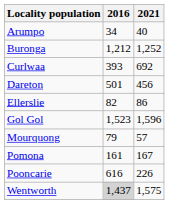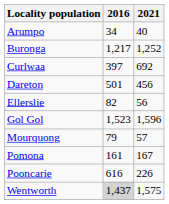(118, 48) 1,212 -> (118, 48) 1,217
(114, 66) 393 -> (114, 66) 397
(142, 102) 86 -> (142, 102) 56
